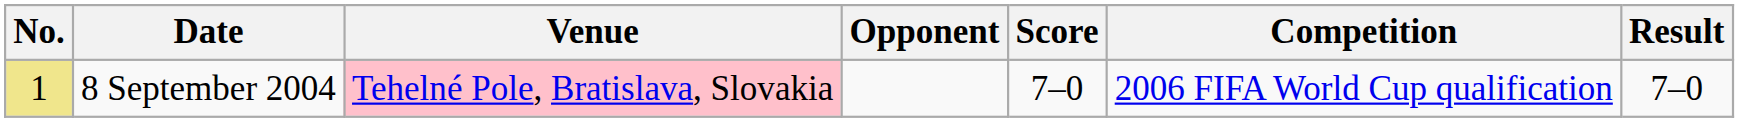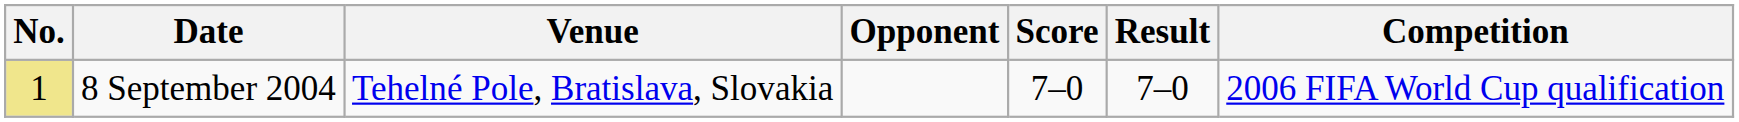columns swapped: (1677, 32) <-> (1364, 32)
(593, 87) pink background -> (593, 87) no background
